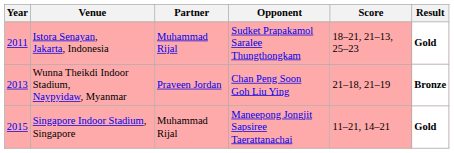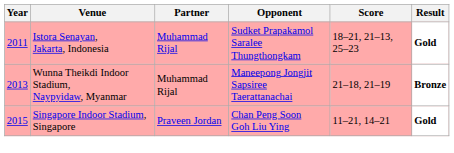(189, 85) Praveen Jordan -> (182, 85) Muhammad Rijal
(266, 85) Chan Peng Soon Goh Liu Ying -> (272, 85) Maneepong Jongjit Sapsiree Taerattanachai
(182, 127) Muhammad Rijal -> (189, 121) Praveen Jordan
(272, 127) Maneepong Jongjit Sapsiree Taerattanachai -> (266, 121) Chan Peng Soon Goh Liu Ying
